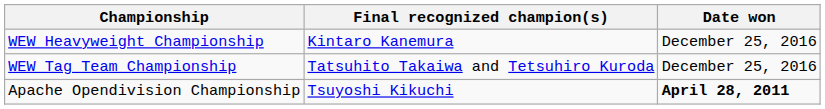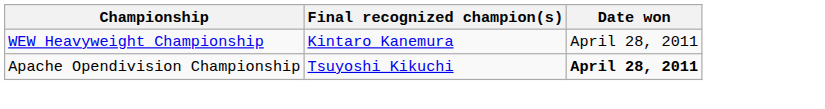(739, 42) December 25, 2016 -> (634, 42) April 28, 2011
- row: (122, 67)
